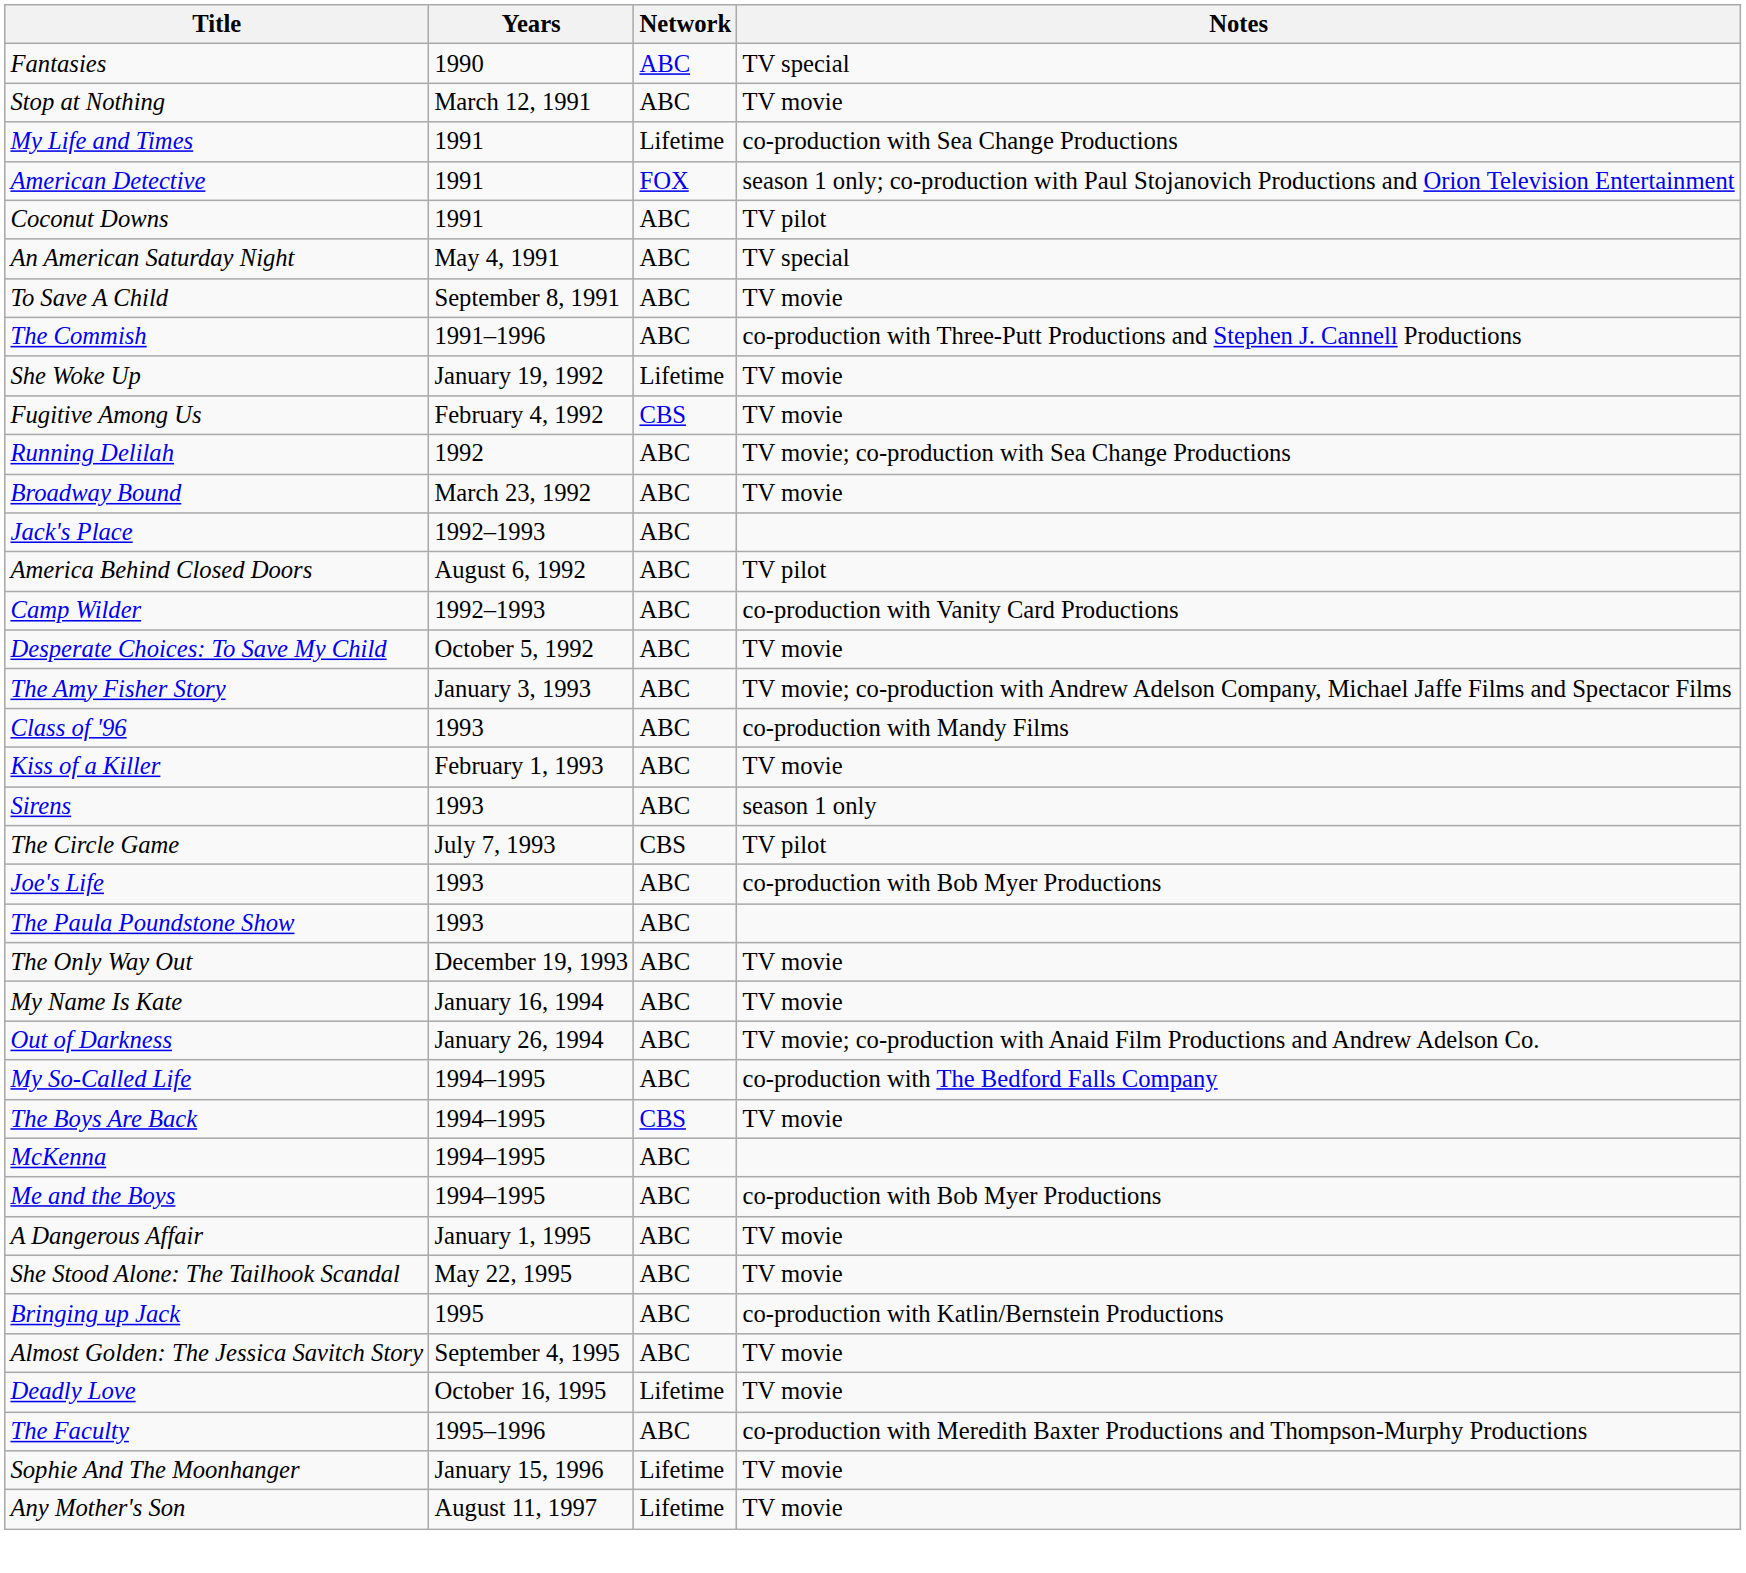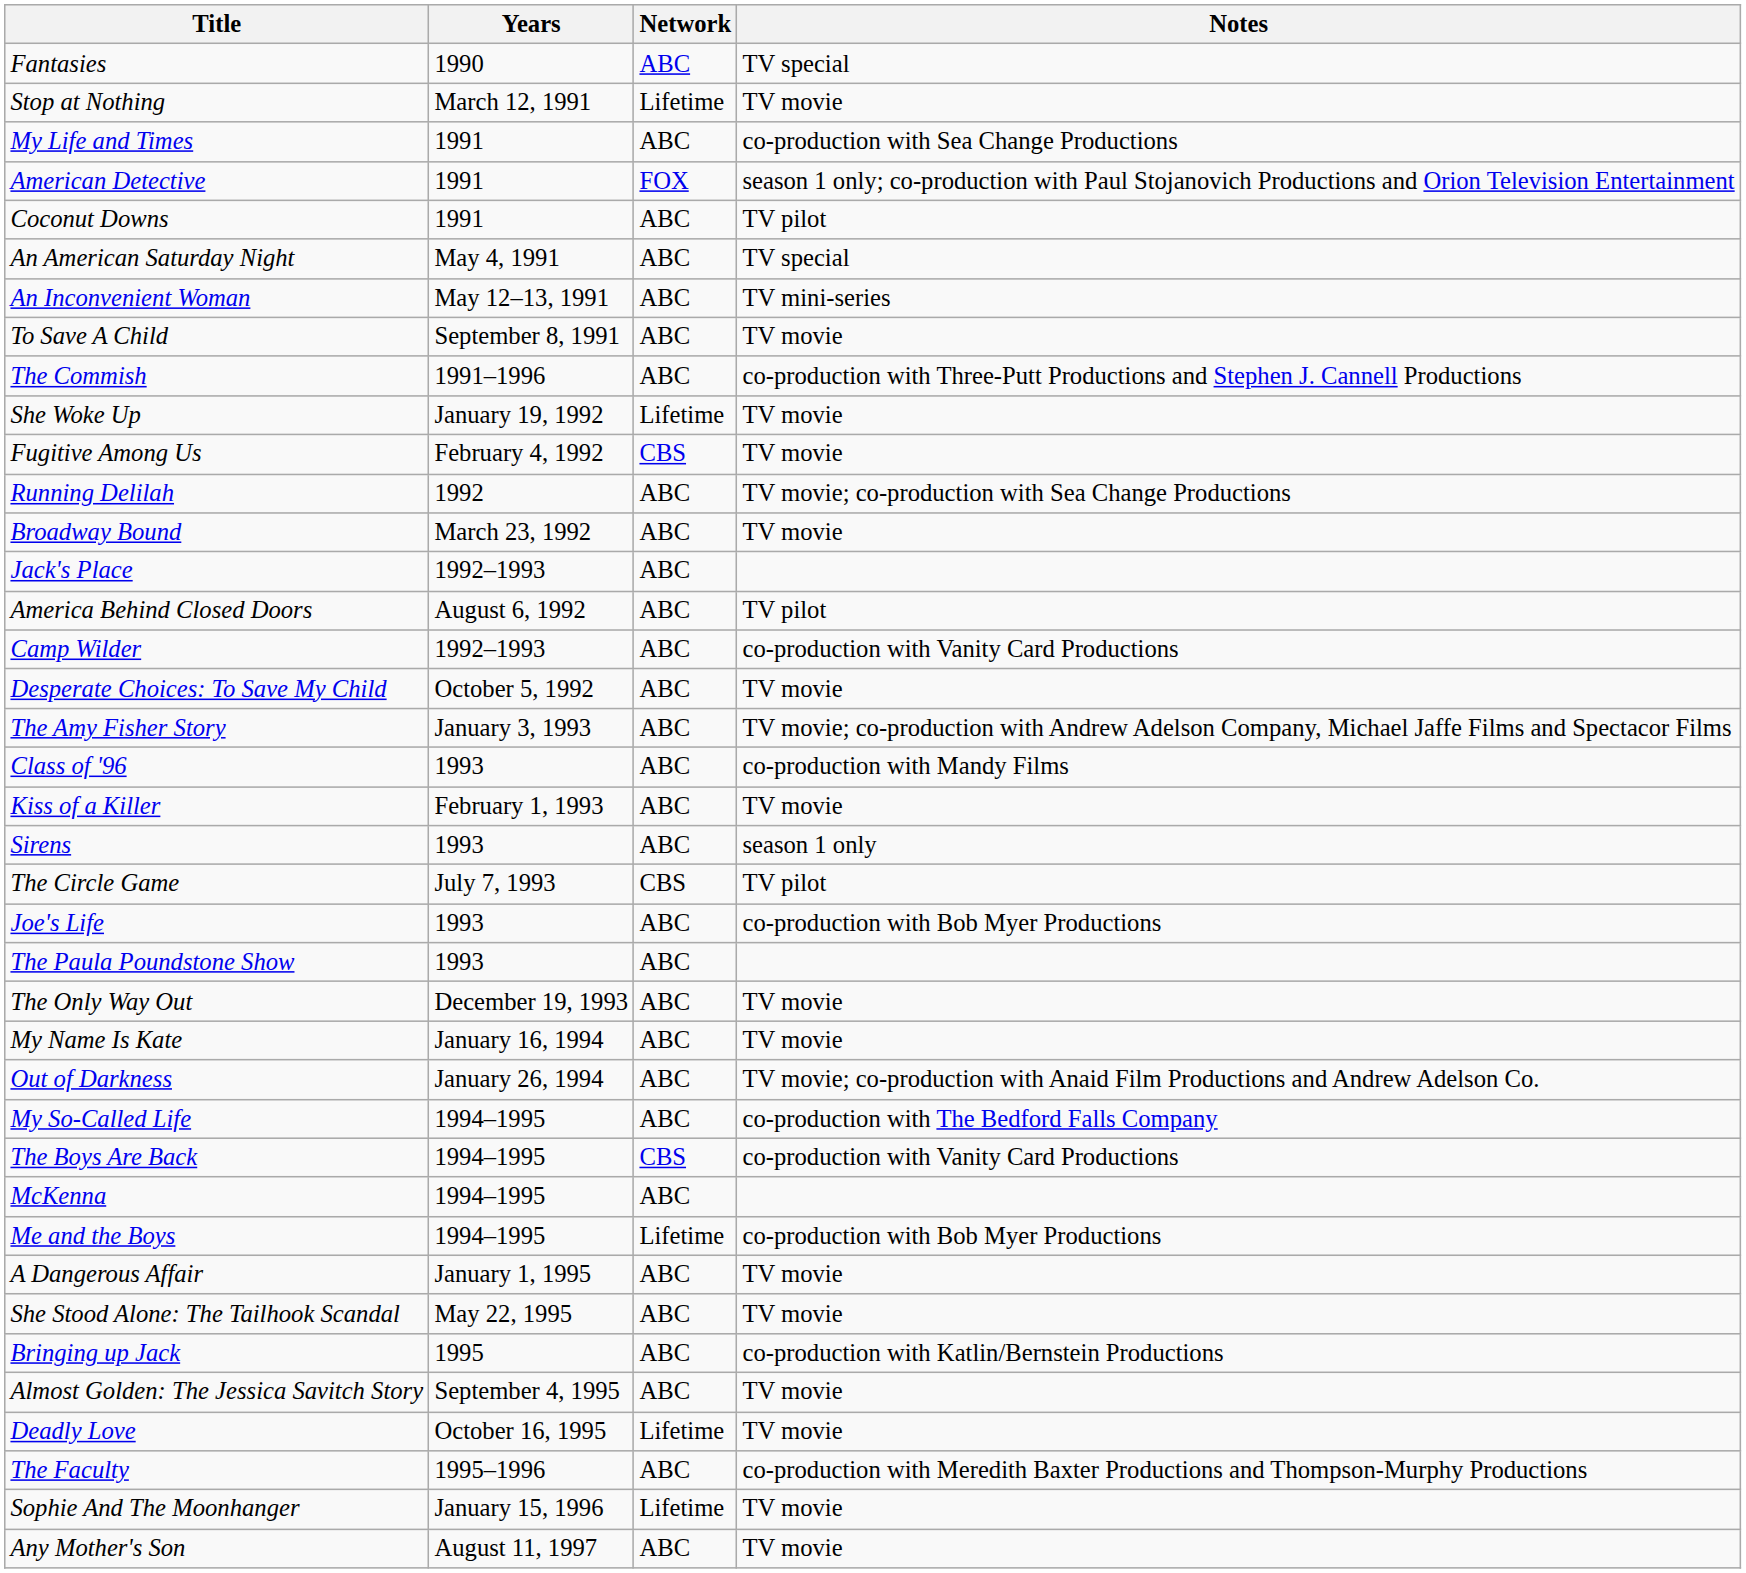(665, 102) ABC -> (682, 102) Lifetime
(682, 141) Lifetime -> (665, 141) ABC
+ row: (130, 297)
(793, 1118) TV movie -> (961, 1157) co-production with Vanity Card Productions
(665, 1196) ABC -> (682, 1235) Lifetime
(682, 1508) Lifetime -> (665, 1548) ABC
